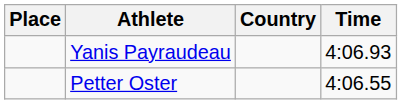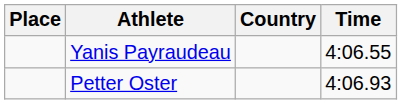(358, 51) 4:06.93 -> (358, 51) 4:06.55
(358, 83) 4:06.55 -> (358, 83) 4:06.93
